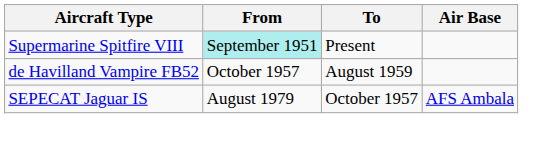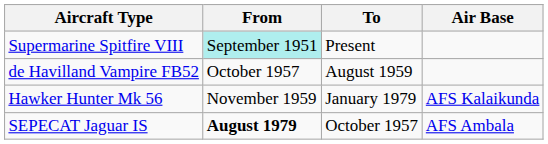+ row: (85, 98)
(250, 98) normal -> (252, 125) bold
